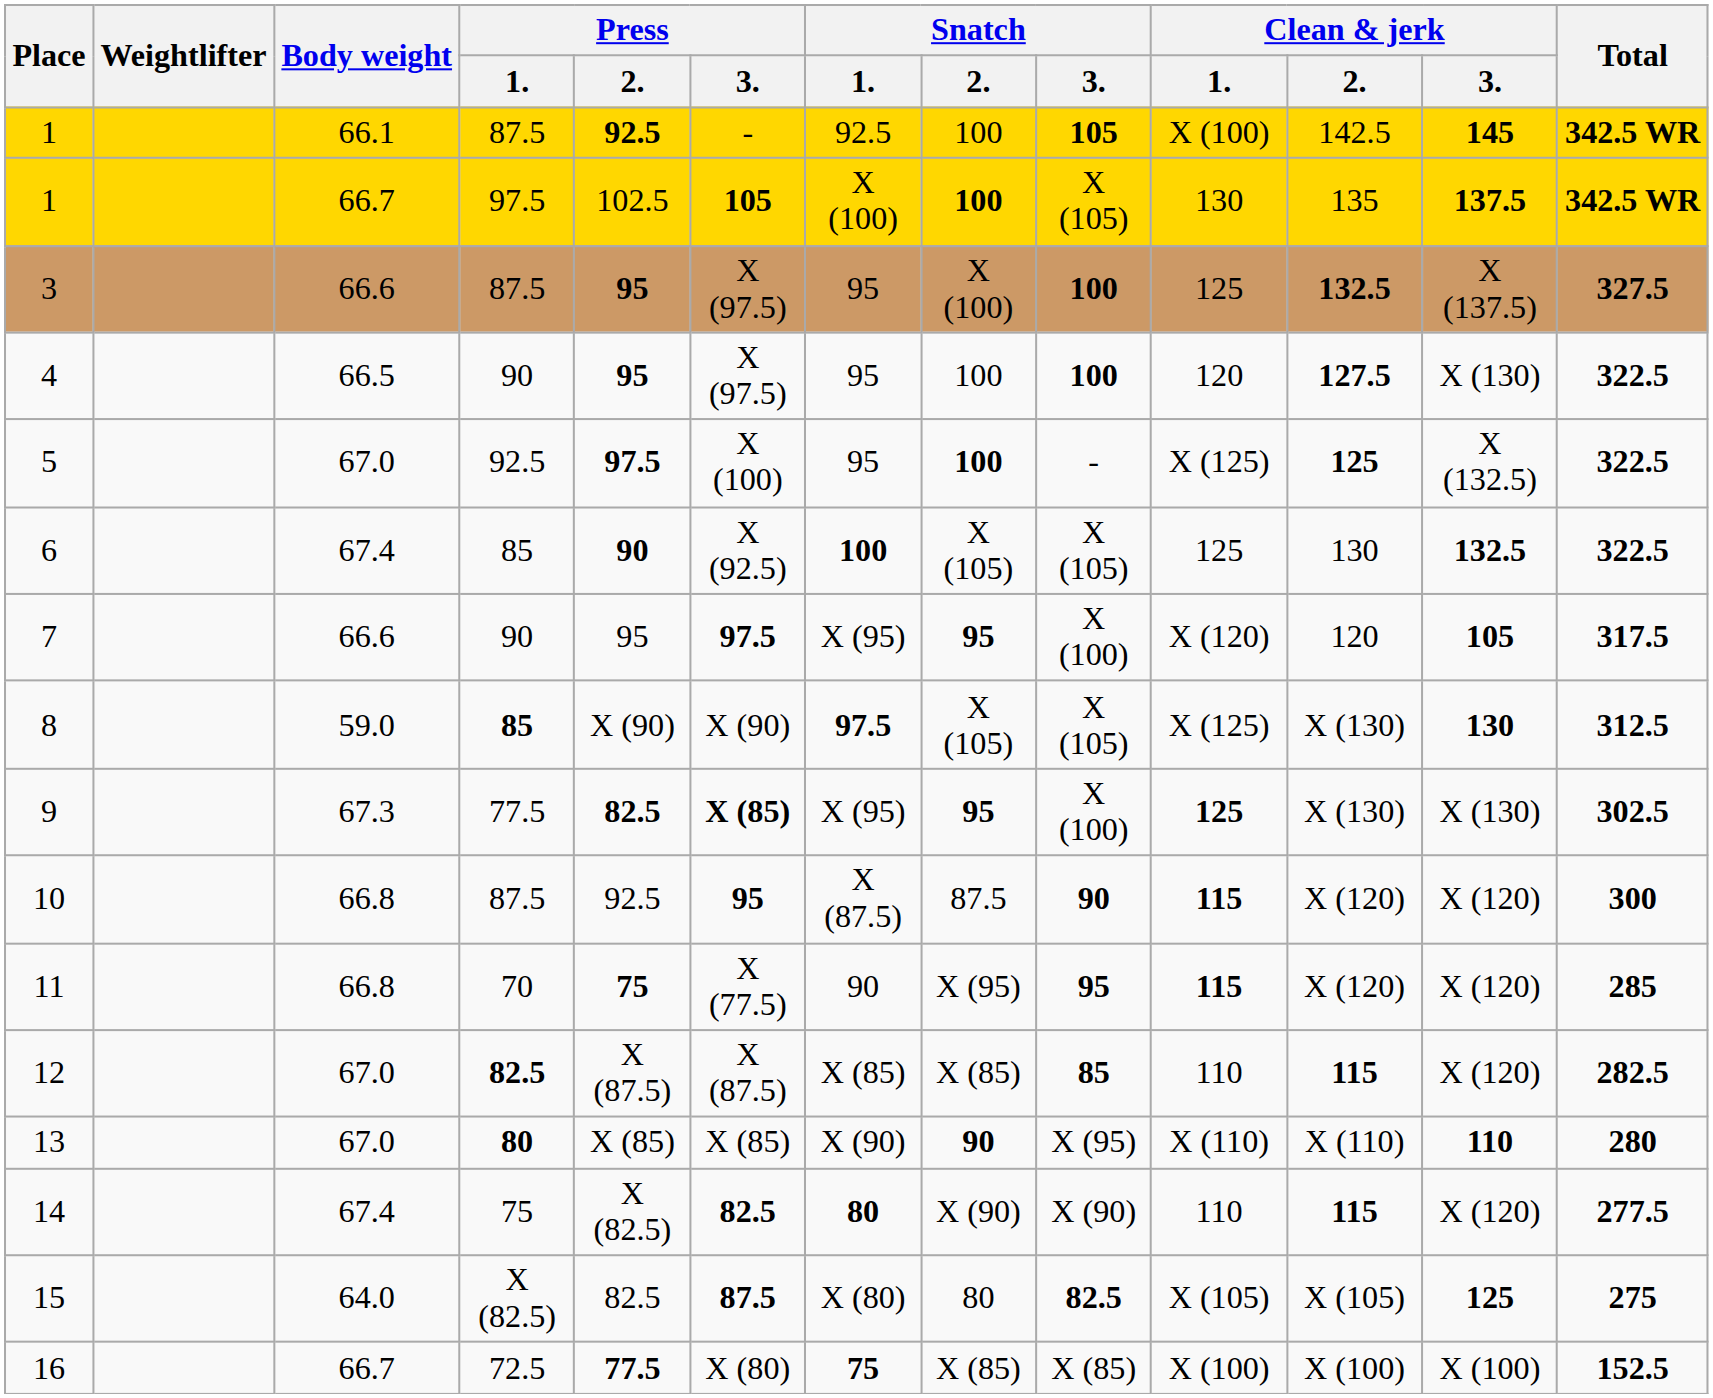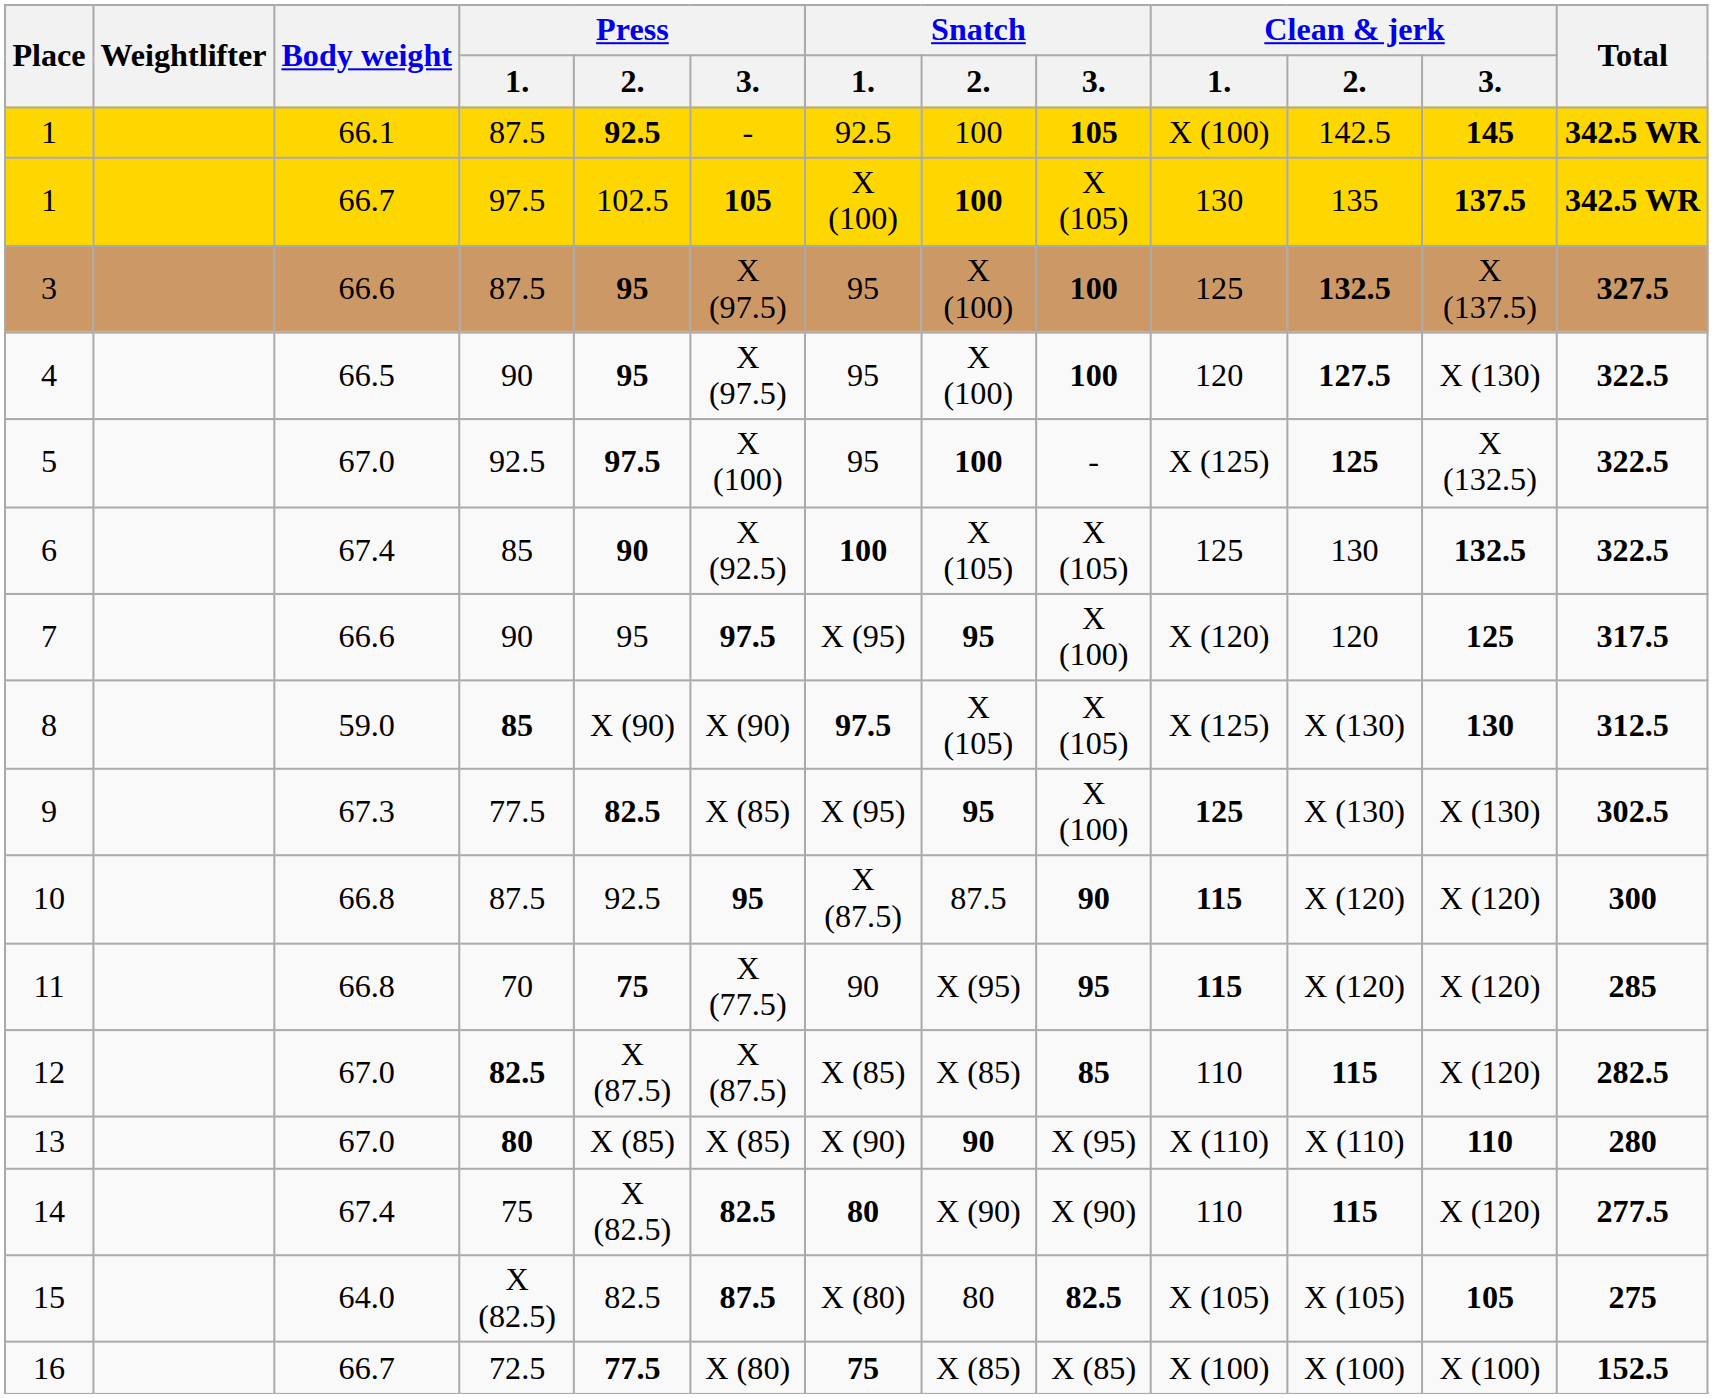(978, 375) 100 -> (978, 375) X (100)
(1490, 637) 105 -> (1490, 637) 125
(748, 811) bold -> (748, 811) normal
(1490, 1298) 125 -> (1490, 1298) 105
